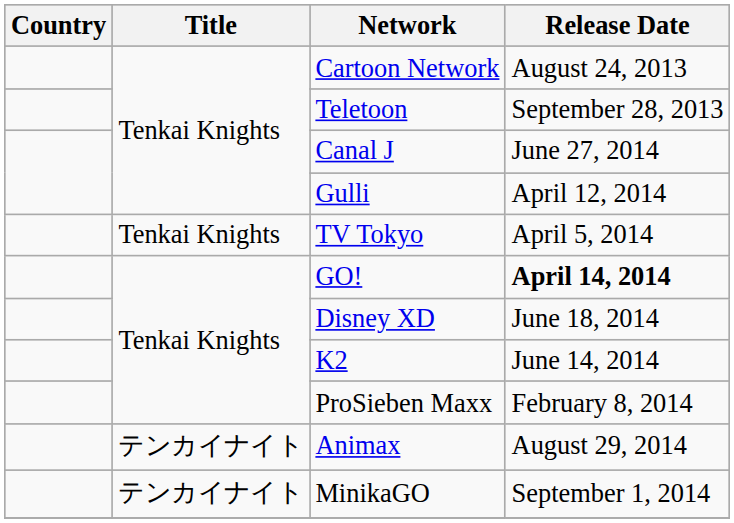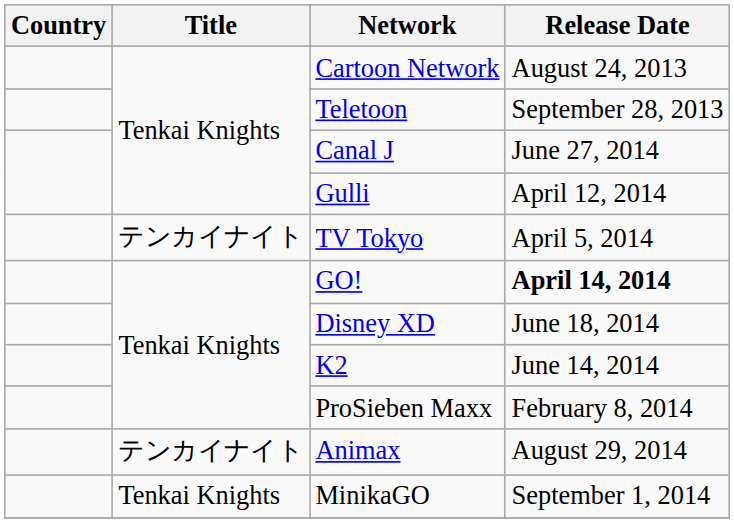(199, 234) Tenkai Knights -> (211, 236) テンカイナイト
(211, 492) テンカイナイト -> (199, 495) Tenkai Knights
